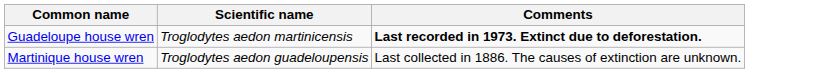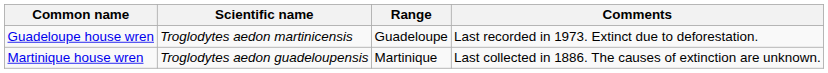+ column: (411, 15)
(538, 36) bold -> (606, 36) normal
